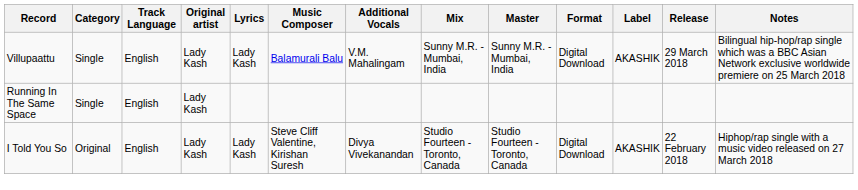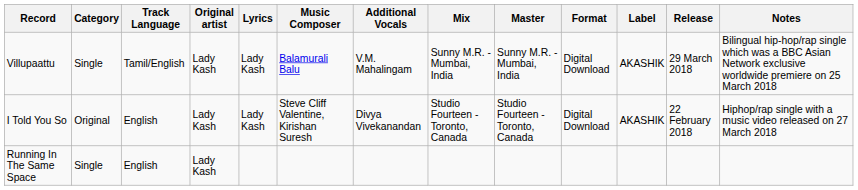(141, 58) English -> (154, 64) Tamil/English
rows swapped: (37, 148) <-> (32, 103)
